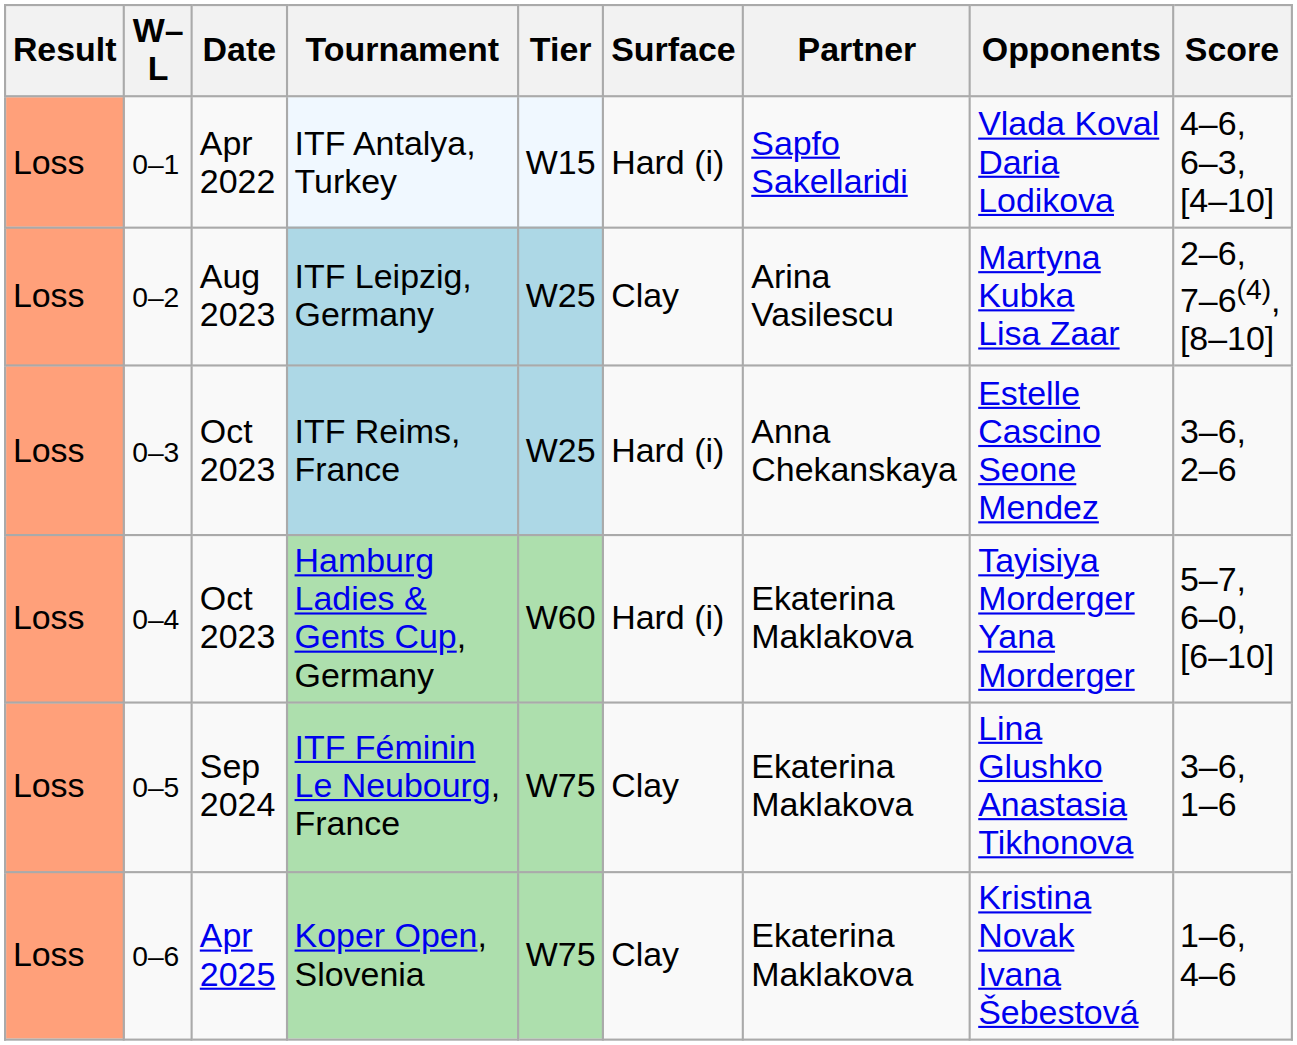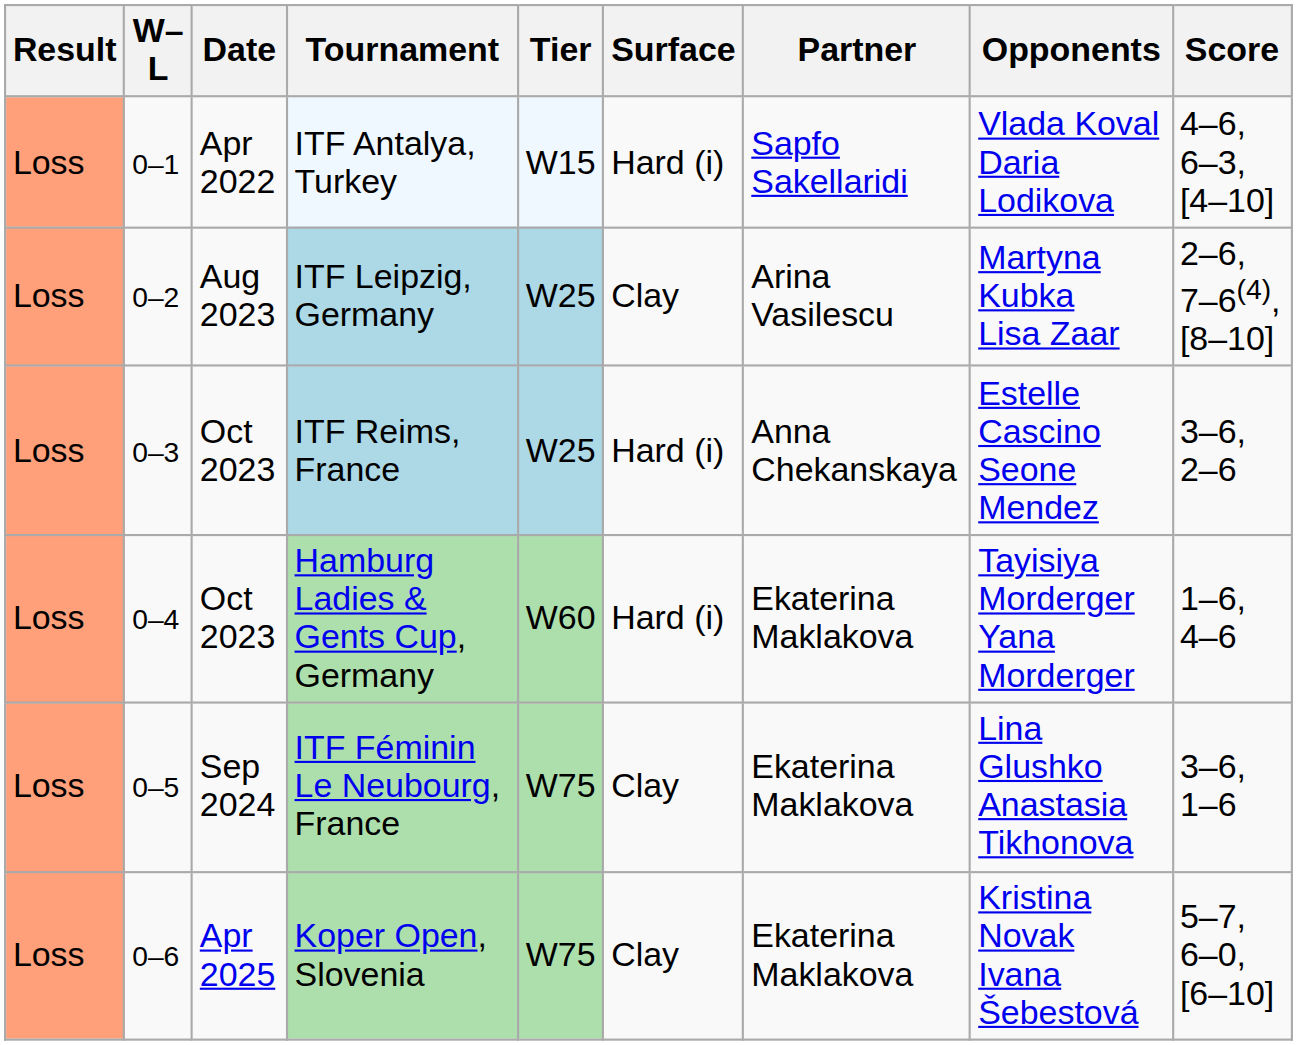(1227, 618) 5–7, 6–0, [6–10] -> (1213, 618) 1–6, 4–6
(1213, 954) 1–6, 4–6 -> (1227, 954) 5–7, 6–0, [6–10]
